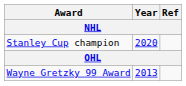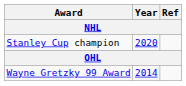(146, 73) 2013 -> (146, 73) 2014
